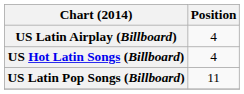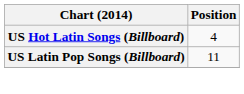- row: (96, 36)
